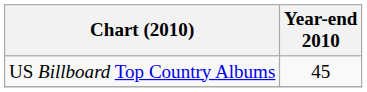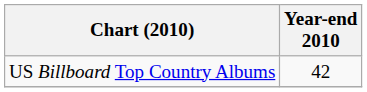(321, 71) 45 -> (321, 71) 42
